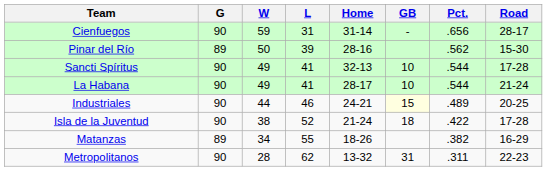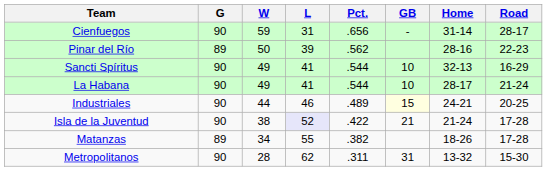columns swapped: (458, 13) <-> (358, 13)
(514, 49) 15-30 -> (514, 49) 22-23
(514, 67) 17-28 -> (514, 67) 16-29
(308, 121) no background -> (308, 121) lavender background
(408, 121) 18 -> (408, 121) 21
(514, 139) 16-29 -> (514, 139) 17-28
(514, 157) 22-23 -> (514, 157) 15-30
